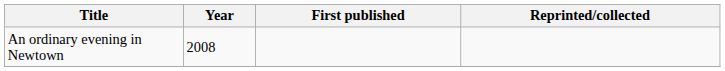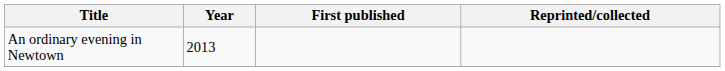(201, 46) 2008 -> (201, 46) 2013
